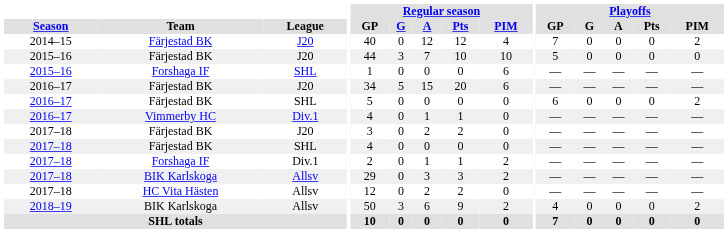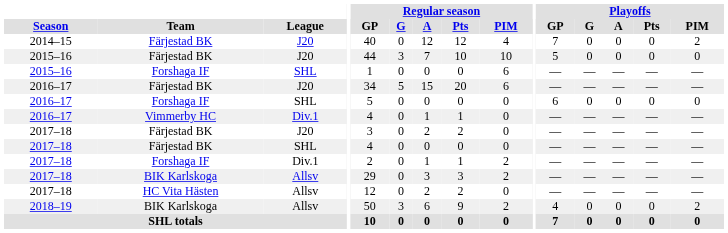(181, 101) Färjestad BK -> (181, 101) Forshaga IF
(697, 101) 2 -> (697, 101) 0
